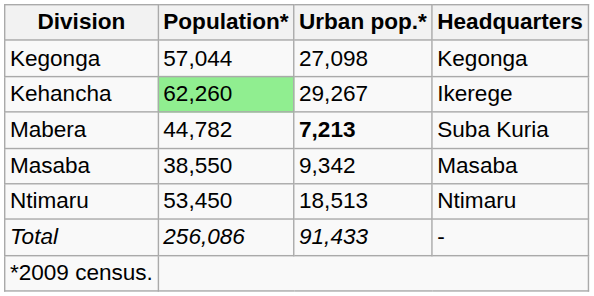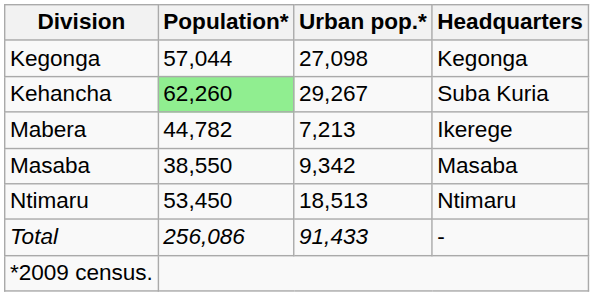(475, 93) Ikerege -> (493, 93) Suba Kuria
(327, 129) bold -> (327, 129) normal
(493, 129) Suba Kuria -> (475, 129) Ikerege
